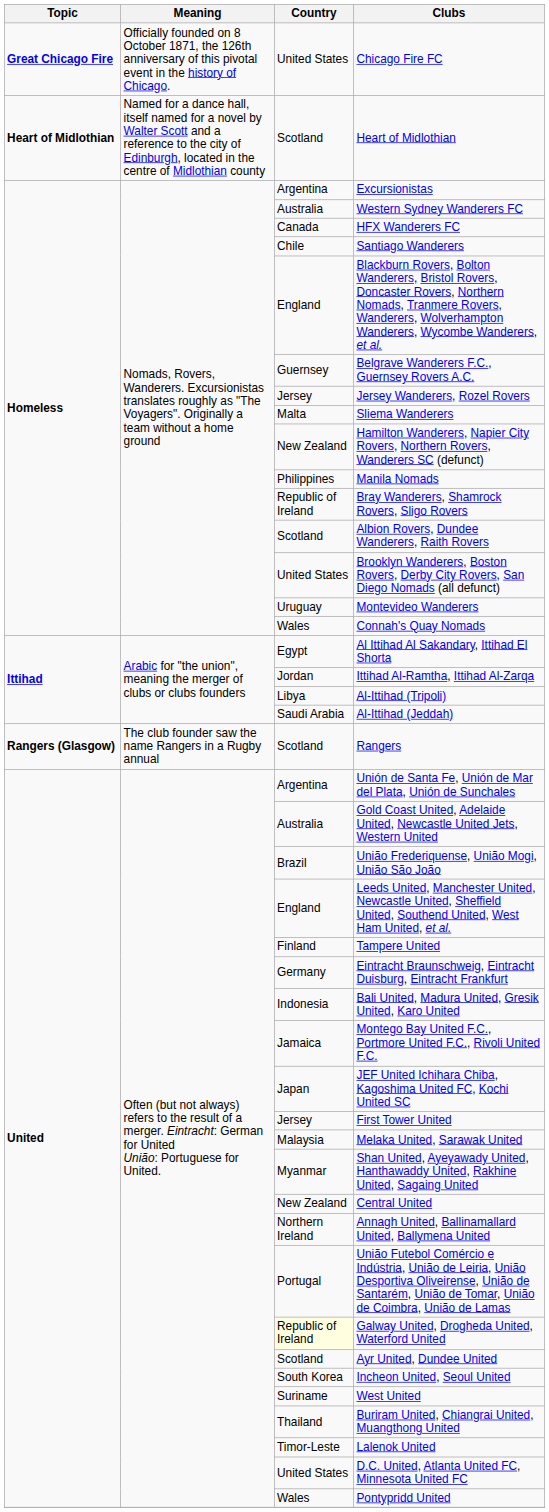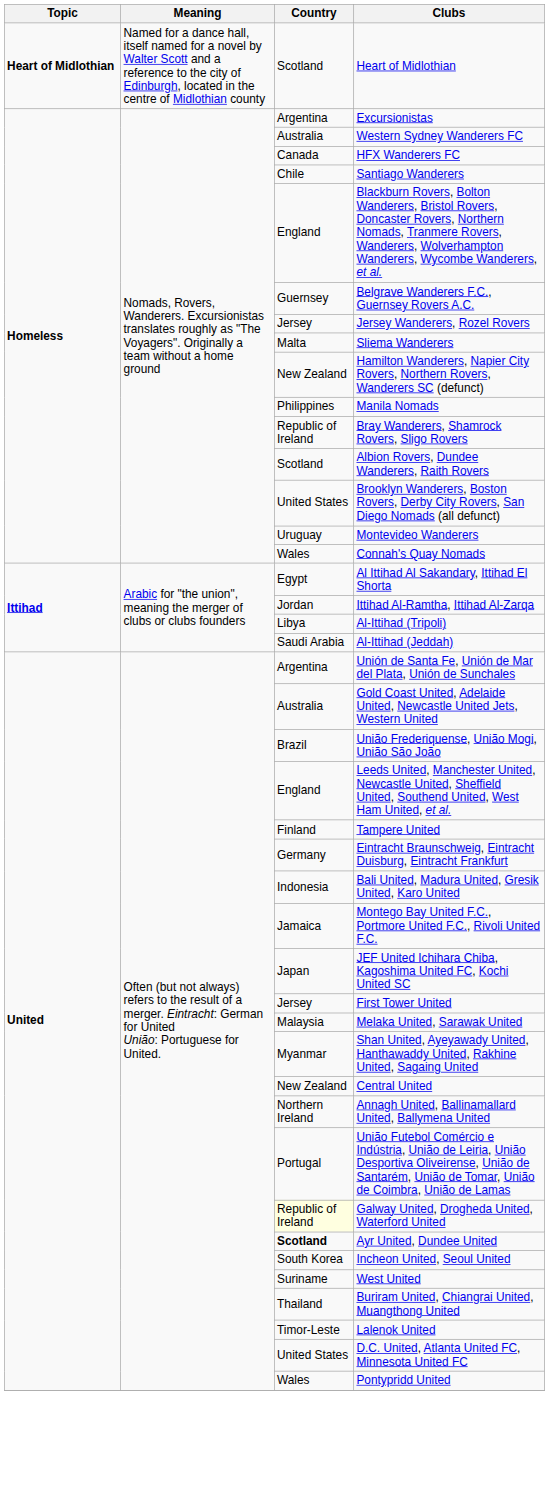- row: (400, 59)
- row: (379, 746)
(300, 1358) normal -> (302, 1241) bold
